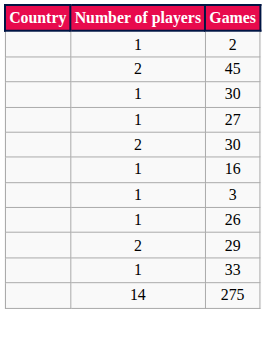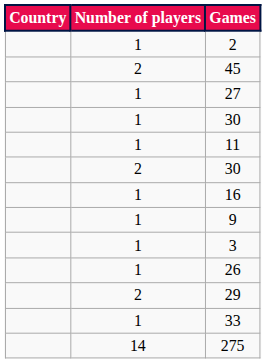rows swapped: (138, 119) <-> (138, 94)
+ row: (138, 144)
+ row: (138, 220)
